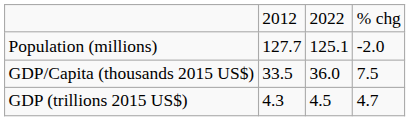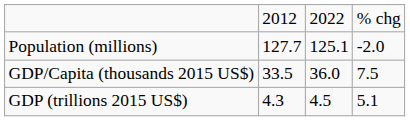(368, 101) 4.7 -> (368, 101) 5.1
